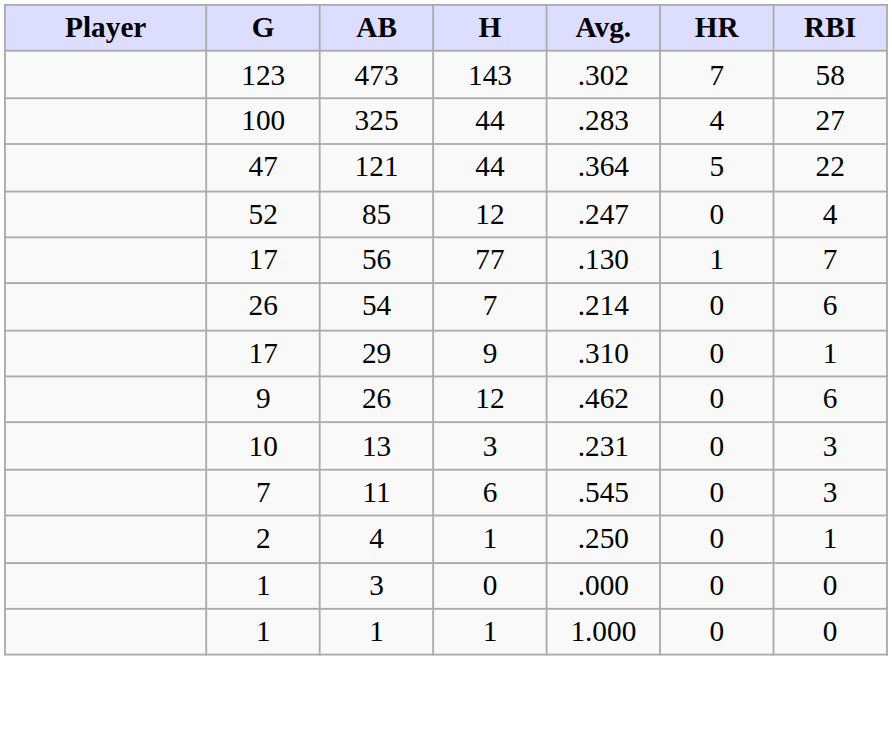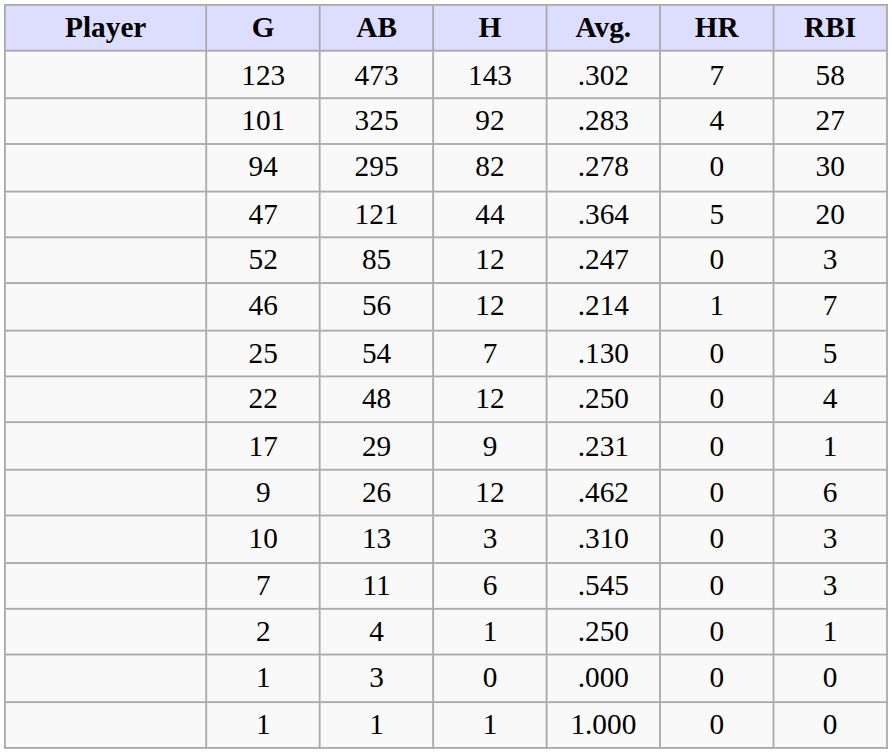(263, 120) 100 -> (263, 120) 101
(490, 120) 44 -> (490, 120) 92
+ row: (377, 167)
(830, 167) 22 -> (830, 213) 20
(830, 213) 4 -> (830, 259) 3
(263, 259) 17 -> (263, 306) 46
(490, 259) 77 -> (490, 306) 12
(603, 259) .130 -> (603, 306) .214
(263, 306) 26 -> (263, 352) 25
(603, 306) .214 -> (603, 352) .130
(830, 306) 6 -> (830, 352) 5
+ row: (377, 399)
(603, 352) .310 -> (603, 445) .231
(603, 445) .231 -> (603, 538) .310
